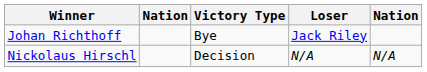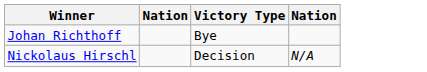- column: (329, 15)
